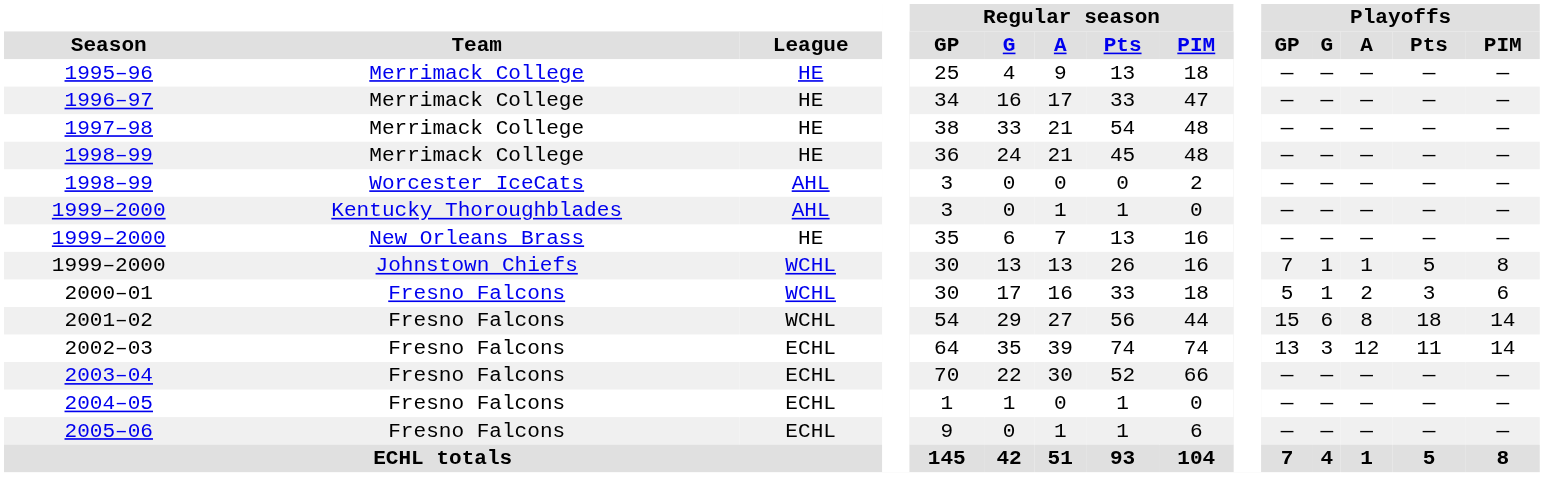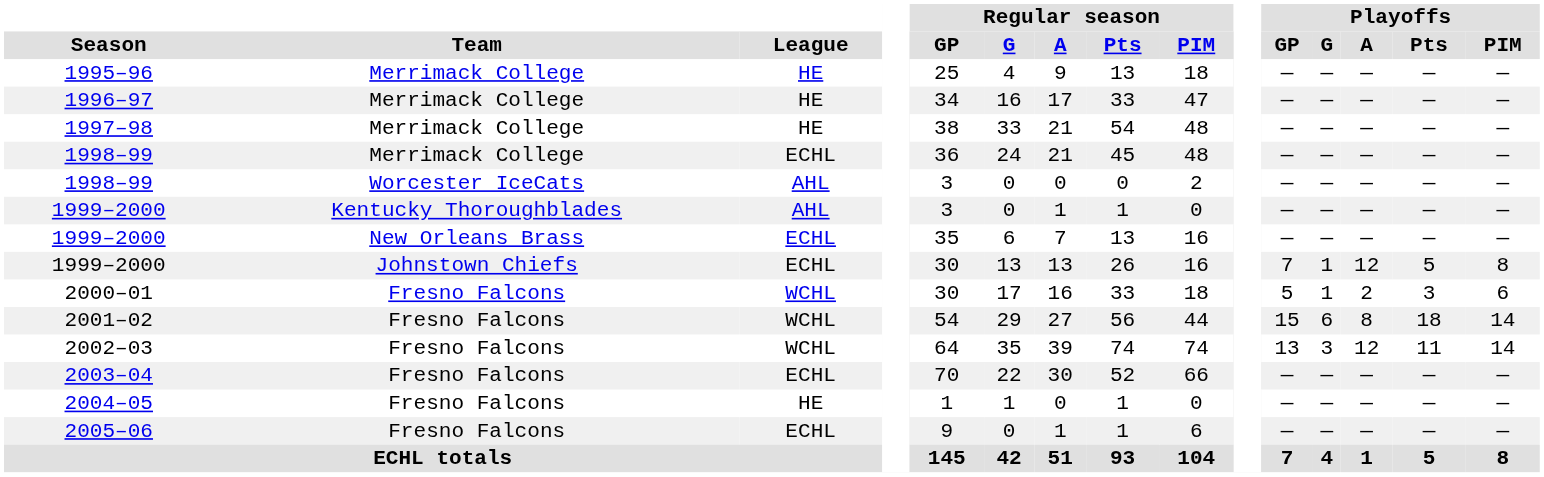(811, 155) HE -> (811, 155) ECHL
(811, 238) HE -> (811, 238) ECHL
(811, 266) WCHL -> (811, 266) ECHL
(1367, 266) 1 -> (1367, 266) 12
(811, 348) ECHL -> (811, 348) WCHL
(811, 403) ECHL -> (811, 403) HE
